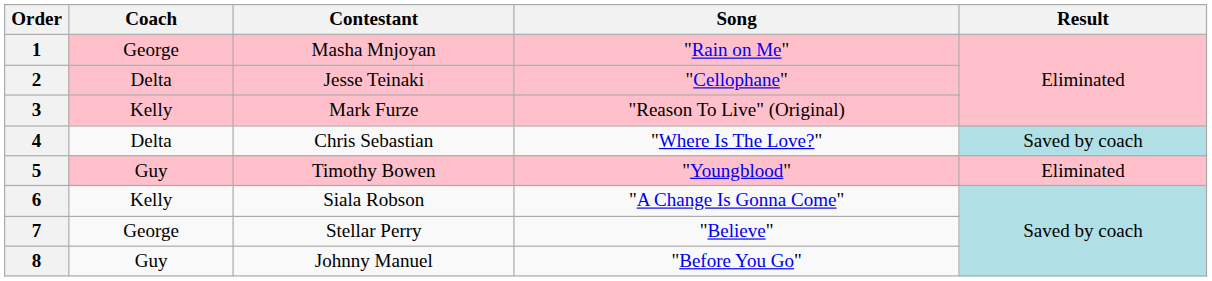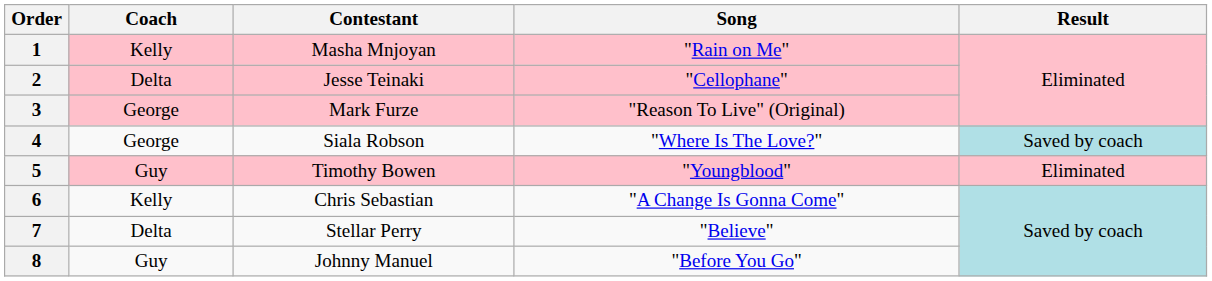(151, 49) George -> (151, 49) Kelly
(151, 110) Kelly -> (151, 110) George
(151, 140) Delta -> (151, 140) George
(374, 140) Chris Sebastian -> (374, 140) Siala Robson
(374, 200) Siala Robson -> (374, 200) Chris Sebastian
(151, 230) George -> (151, 230) Delta
